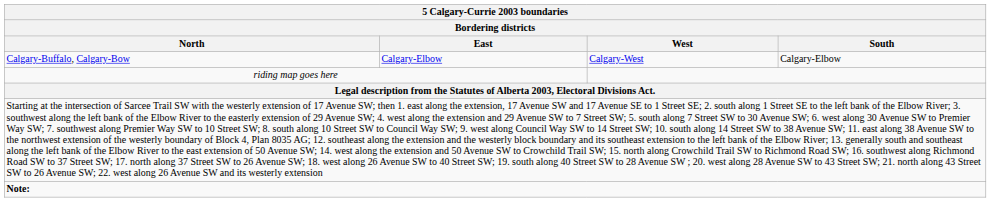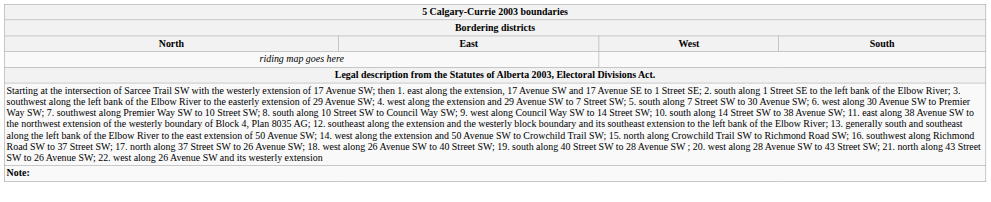- row: (68, 59)
